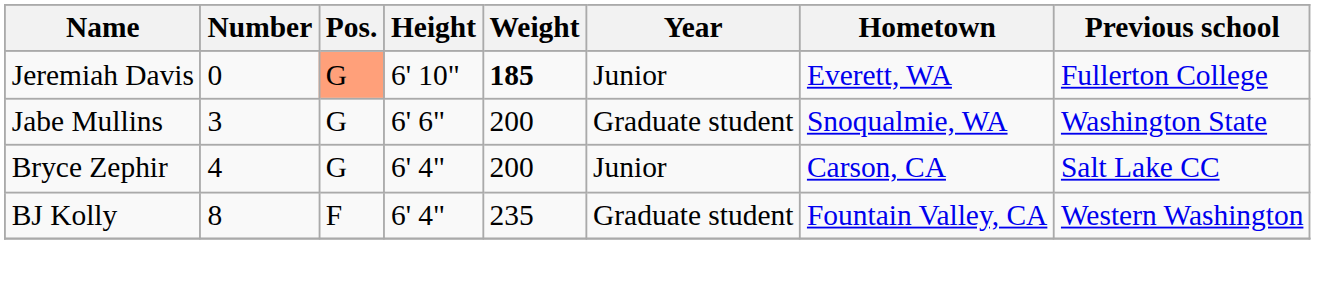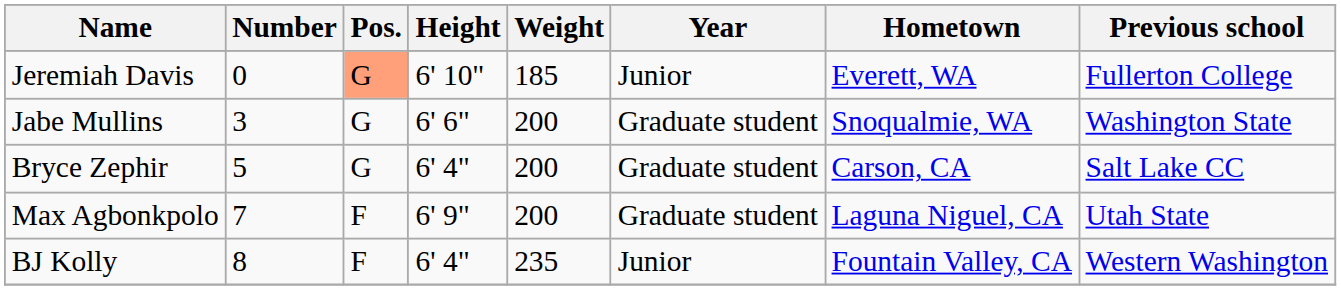(512, 74) bold -> (536, 74) normal
(215, 167) 4 -> (240, 167) 5
(630, 167) Junior -> (718, 167) Graduate student
+ row: (115, 214)
(693, 214) Graduate student -> (654, 261) Junior
